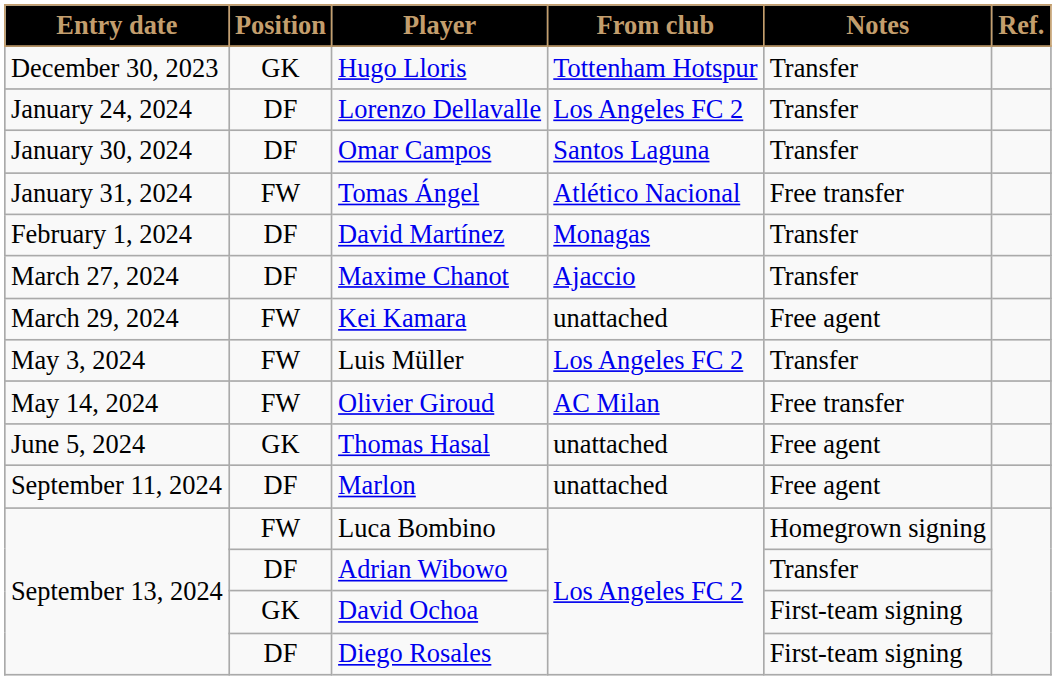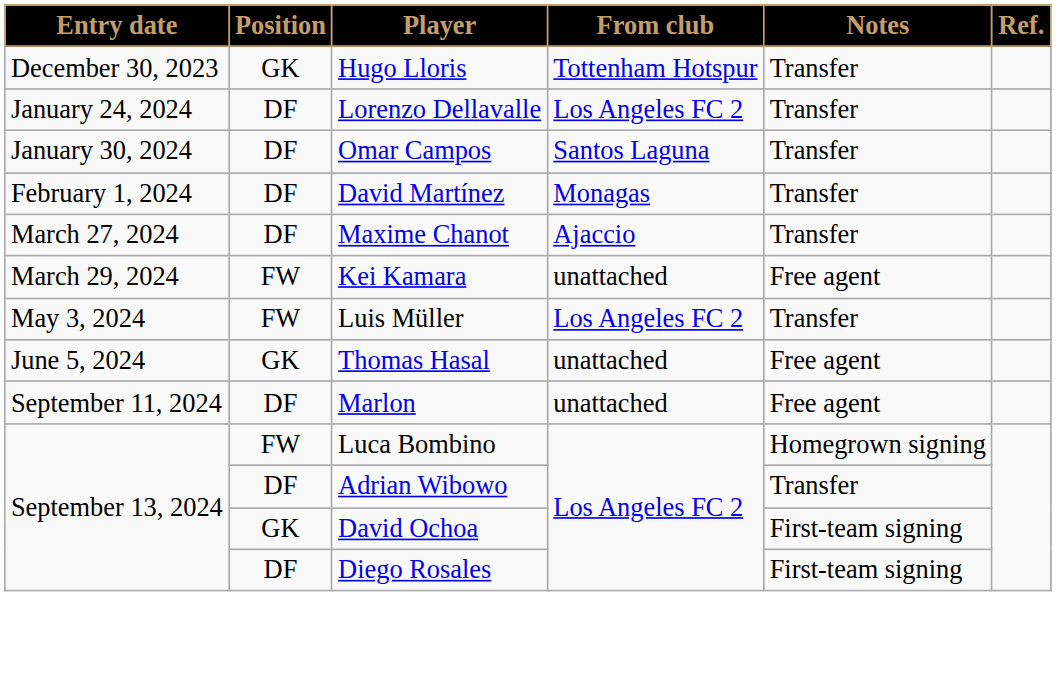- row: (409, 192)
- row: (416, 402)
